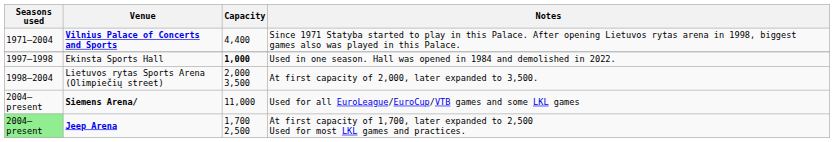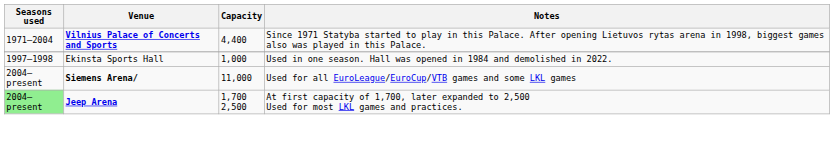(237, 59) bold -> (234, 59) normal
- row: (135, 78)
